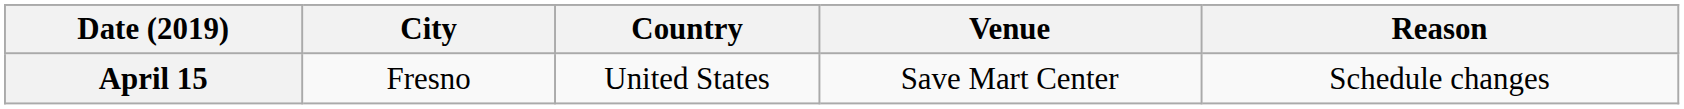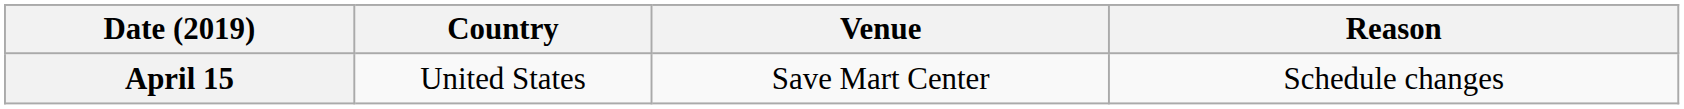- column: (429, 28)
